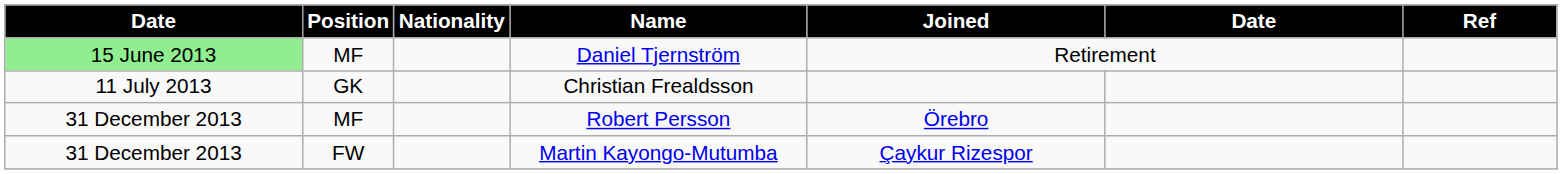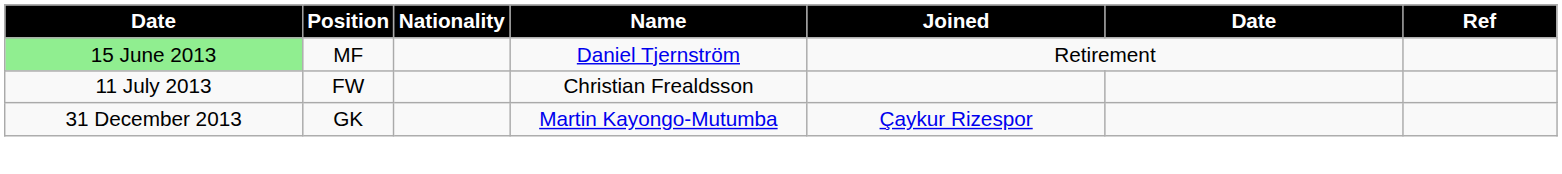(348, 87) GK -> (348, 87) FW
- row: (658, 120)
(348, 153) FW -> (348, 120) GK
